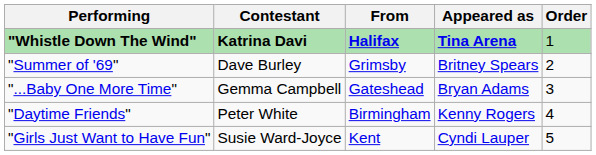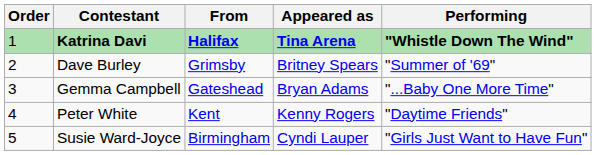columns swapped: (566, 16) <-> (109, 16)
(390, 114) Birmingham -> (204, 114) Kent
(364, 138) Kent -> (229, 138) Birmingham
